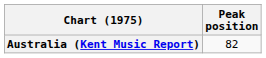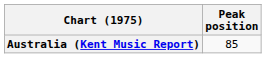(232, 44) 82 -> (232, 44) 85
